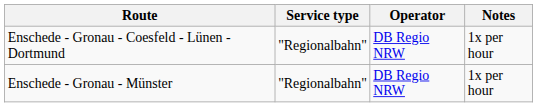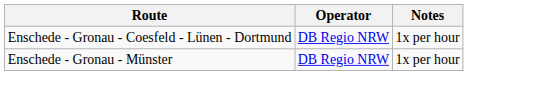- column: (322, 15)
